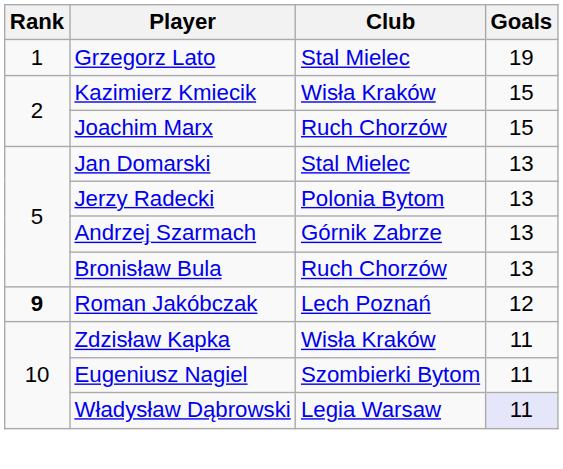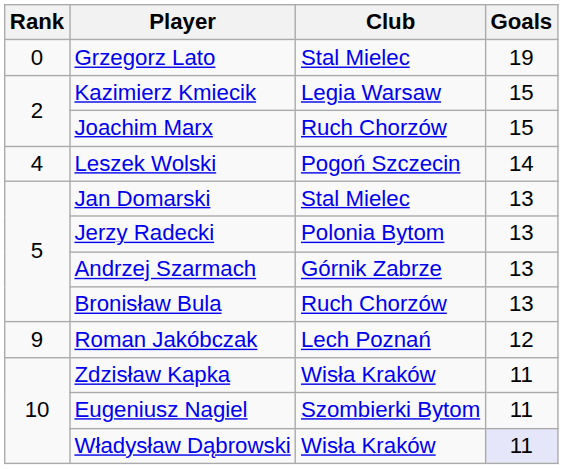(37, 57) 1 -> (37, 57) 0
(368, 92) Wisła Kraków -> (371, 92) Legia Warsaw
+ row: (145, 163)
(37, 304) bold -> (37, 339) normal
(371, 410) Legia Warsaw -> (368, 445) Wisła Kraków
